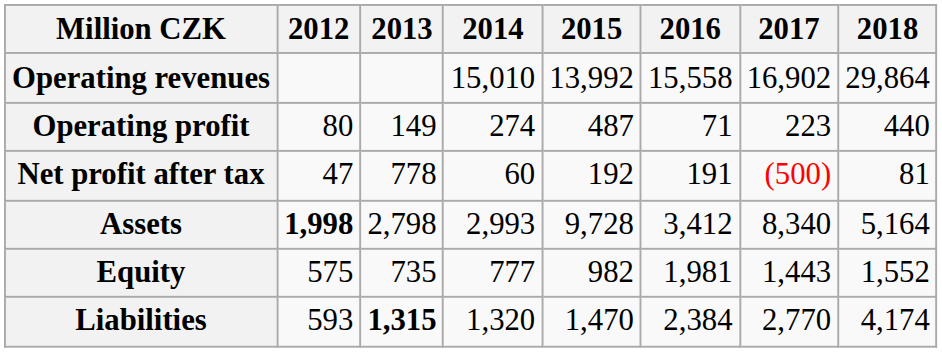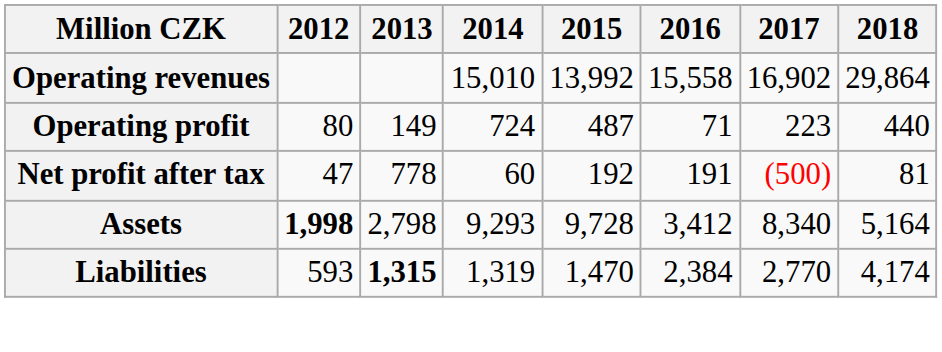(512, 126) 274 -> (512, 126) 724
(501, 223) 2,993 -> (501, 223) 9,293
- row: (141, 272)
(501, 321) 1,320 -> (501, 272) 1,319
